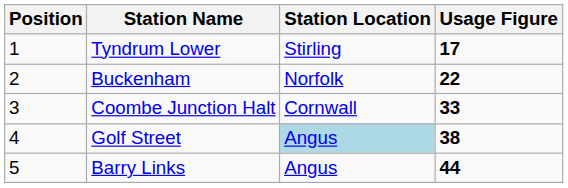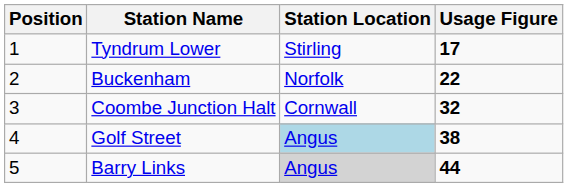(450, 108) 33 -> (450, 108) 32
(311, 167) no background -> (311, 167) lightgrey background
